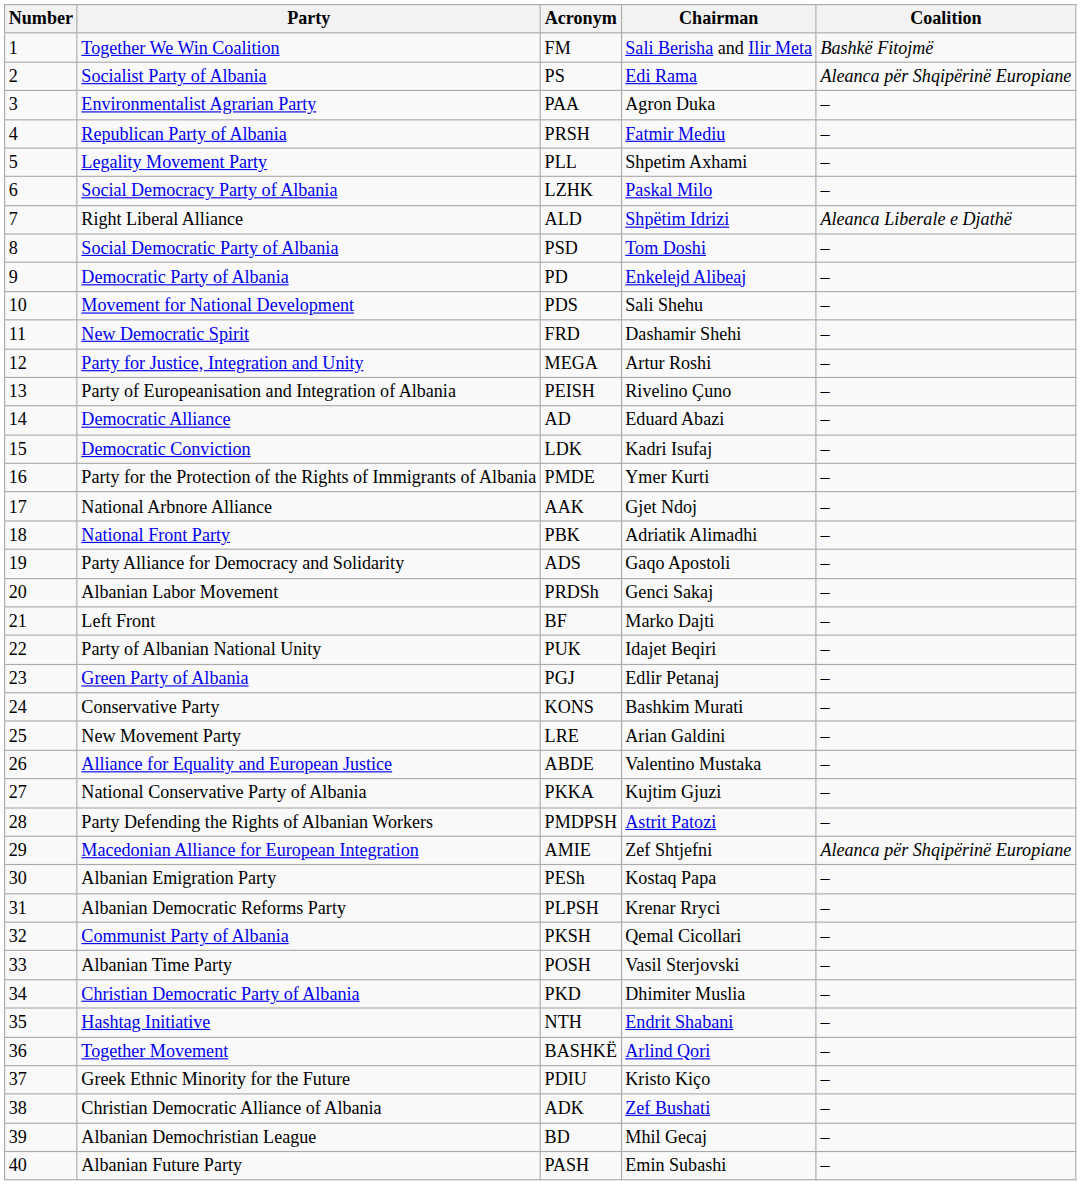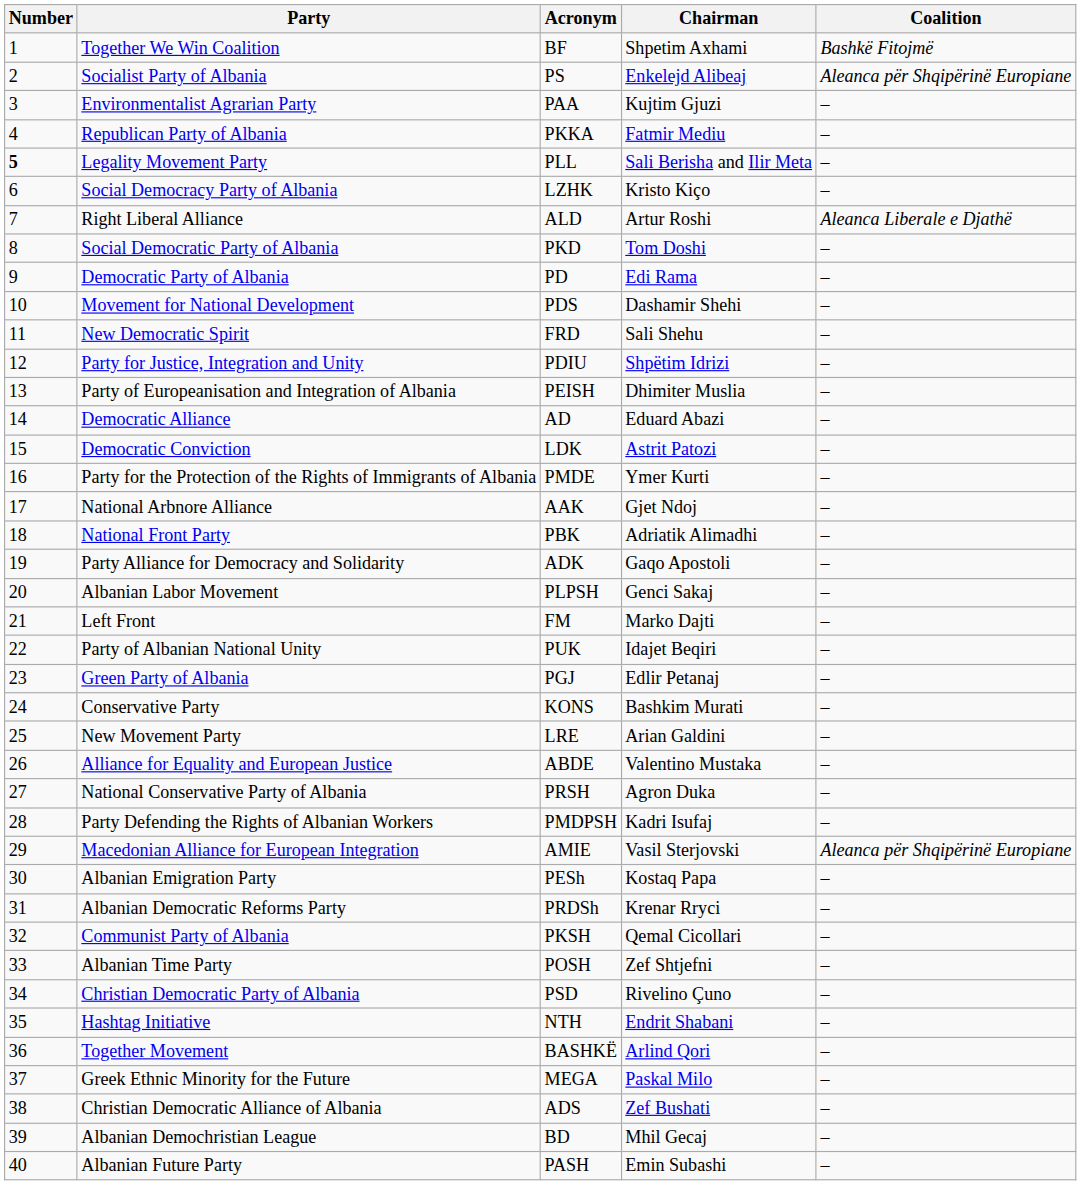(558, 47) FM -> (556, 47) BF
(719, 47) Sali Berisha and Ilir Meta -> (686, 47) Shpetim Axhami
(661, 76) Edi Rama -> (686, 76) Enkelejd Alibeaj
(670, 104) Agron Duka -> (673, 104) Kujtim Gjuzi
(567, 133) PRSH -> (569, 133) PKKA
(13, 162) normal -> (13, 162) bold
(686, 162) Shpetim Axhami -> (719, 162) Sali Berisha and Ilir Meta
(669, 190) Paskal Milo -> (668, 190) Kristo Kiço
(677, 219) Shpëtim Idrizi -> (668, 219) Artur Roshi
(561, 248) PSD -> (563, 248) PKD
(686, 276) Enkelejd Alibeaj -> (661, 276) Edi Rama
(664, 305) Sali Shehu -> (683, 305) Dashamir Shehi
(683, 334) Dashamir Shehi -> (664, 334) Sali Shehu
(571, 362) MEGA -> (566, 362) PDIU
(668, 362) Artur Roshi -> (677, 362) Shpëtim Idrizi
(678, 391) Rivelino Çuno -> (685, 391) Dhimiter Muslia
(669, 448) Kadri Isufaj -> (671, 448) Astrit Patozi
(563, 563) ADS -> (564, 563) ADK
(572, 592) PRDSh -> (572, 592) PLPSH
(556, 620) BF -> (558, 620) FM
(569, 793) PKKA -> (567, 793) PRSH
(673, 793) Kujtim Gjuzi -> (670, 793) Agron Duka
(671, 821) Astrit Patozi -> (669, 821) Kadri Isufaj
(669, 850) Zef Shtjefni -> (682, 850) Vasil Sterjovski
(572, 907) PLPSH -> (572, 907) PRDSh
(682, 965) Vasil Sterjovski -> (669, 965) Zef Shtjefni
(563, 993) PKD -> (561, 993) PSD
(685, 993) Dhimiter Muslia -> (678, 993) Rivelino Çuno
(566, 1079) PDIU -> (571, 1079) MEGA
(668, 1079) Kristo Kiço -> (669, 1079) Paskal Milo
(564, 1108) ADK -> (563, 1108) ADS
